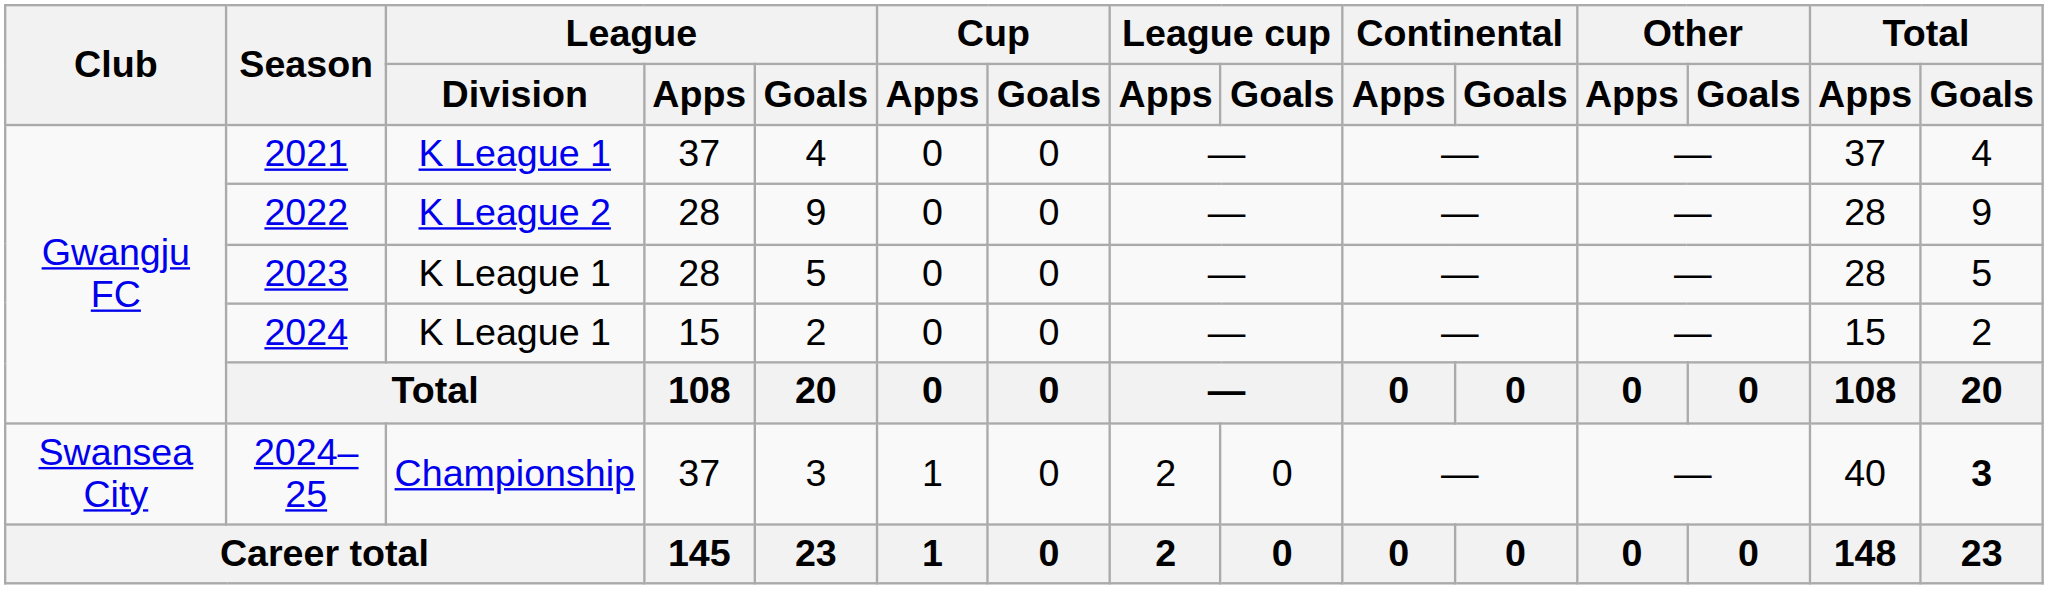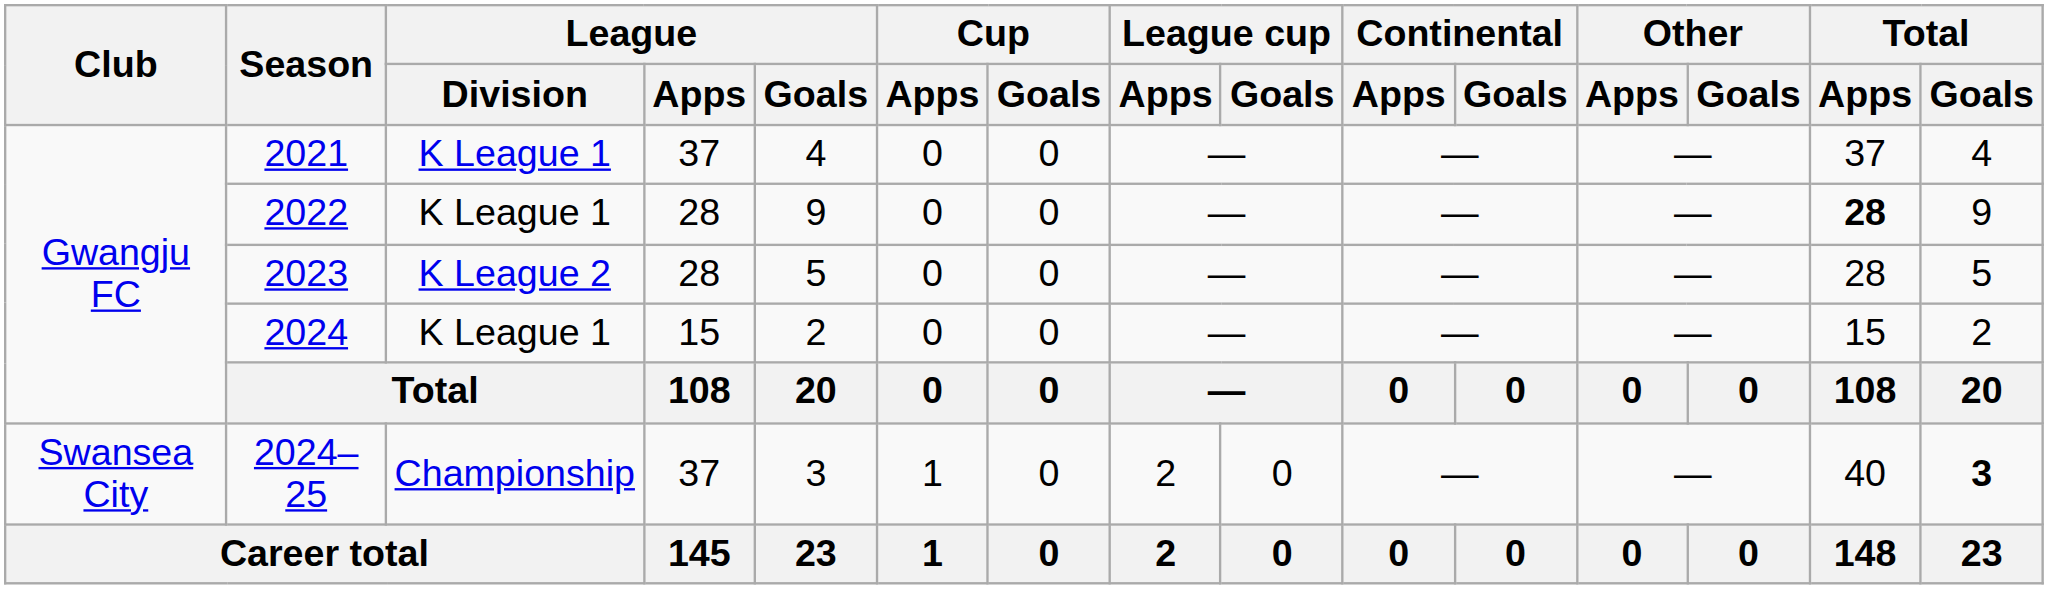(515, 213) K League 2 -> (515, 213) K League 1
(1865, 213) normal -> (1865, 213) bold
(515, 272) K League 1 -> (515, 272) K League 2
